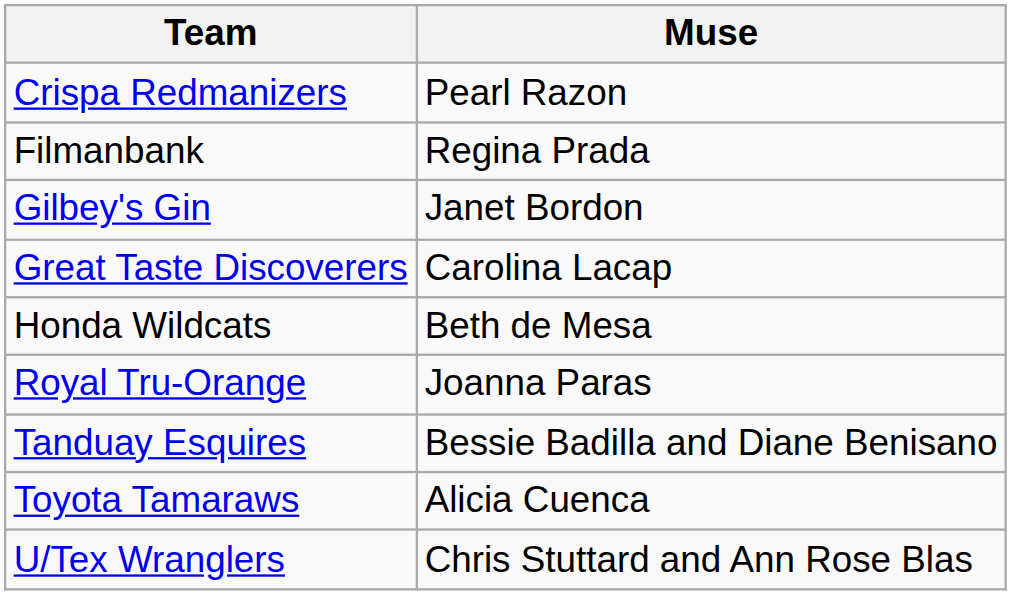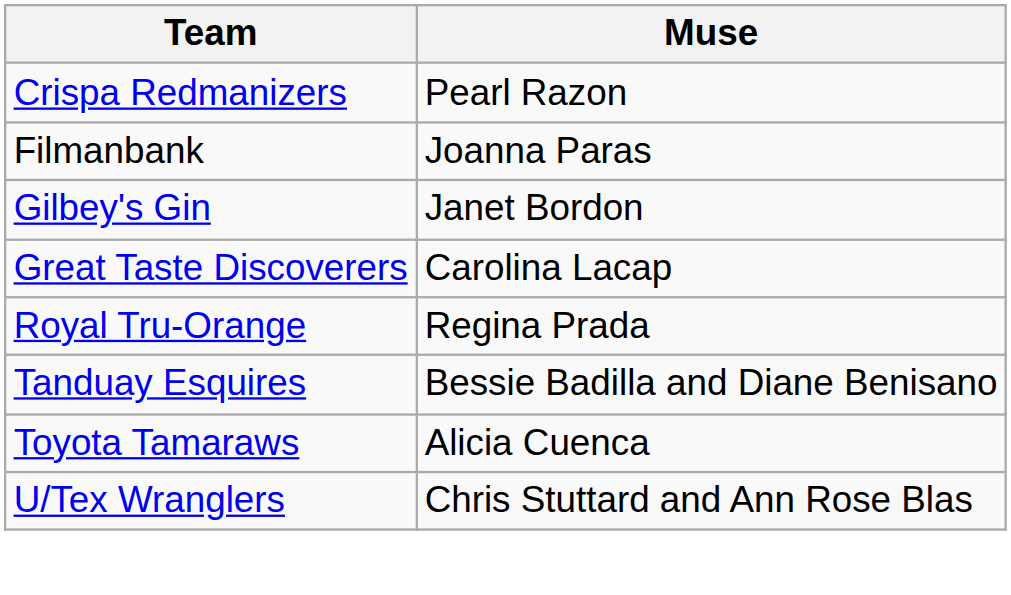(537, 150) Regina Prada -> (538, 150) Joanna Paras
- row: (142, 325)
(538, 383) Joanna Paras -> (537, 325) Regina Prada
